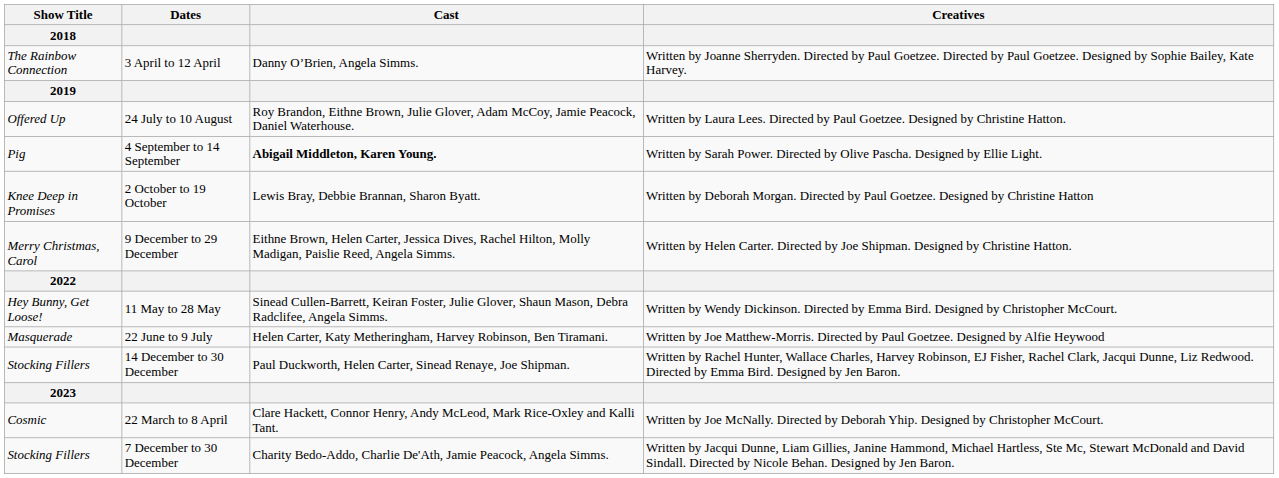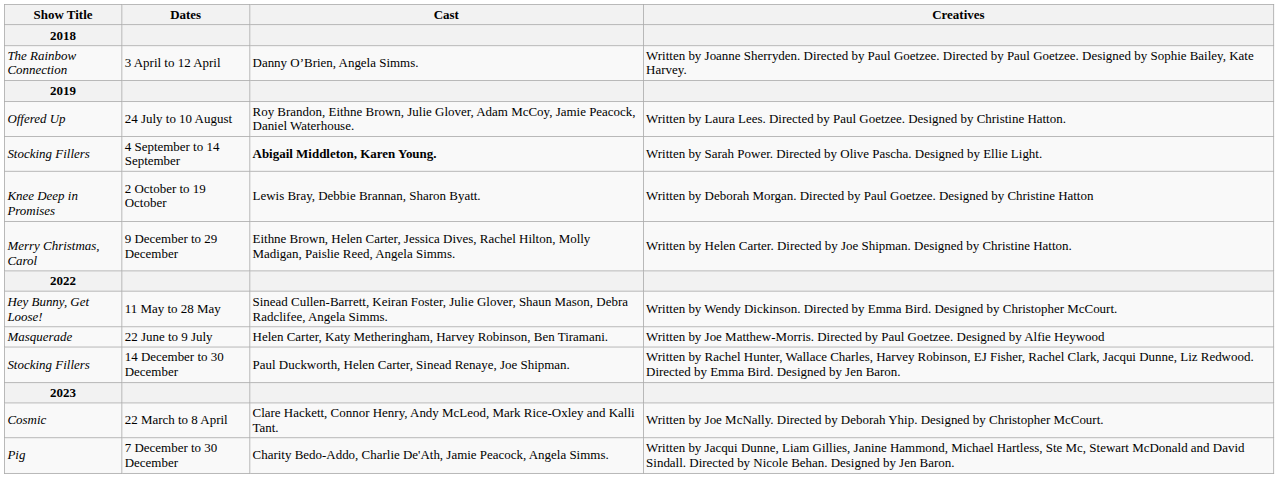(16, 153) Pig -> (49, 153) Stocking Fillers
(49, 455) Stocking Fillers -> (16, 455) Pig
